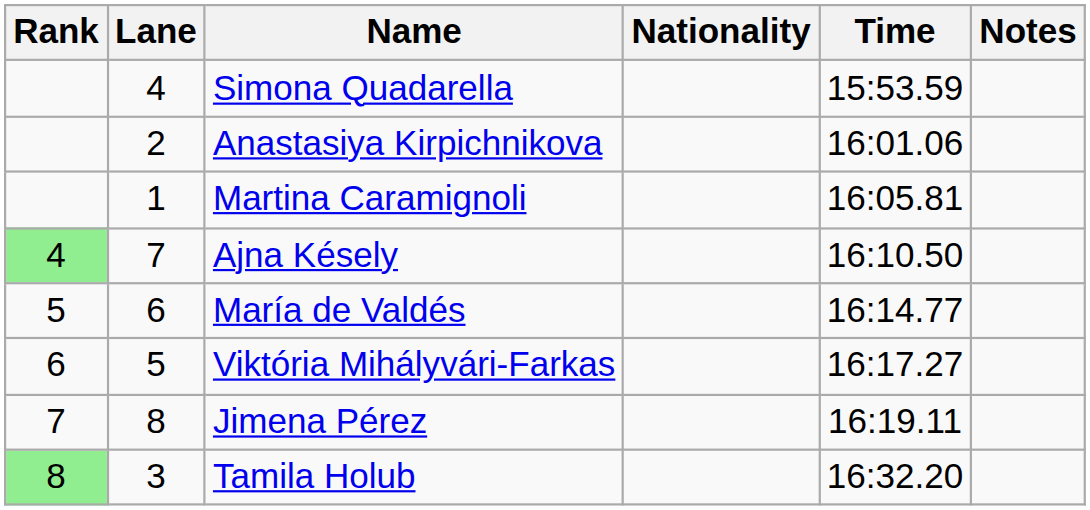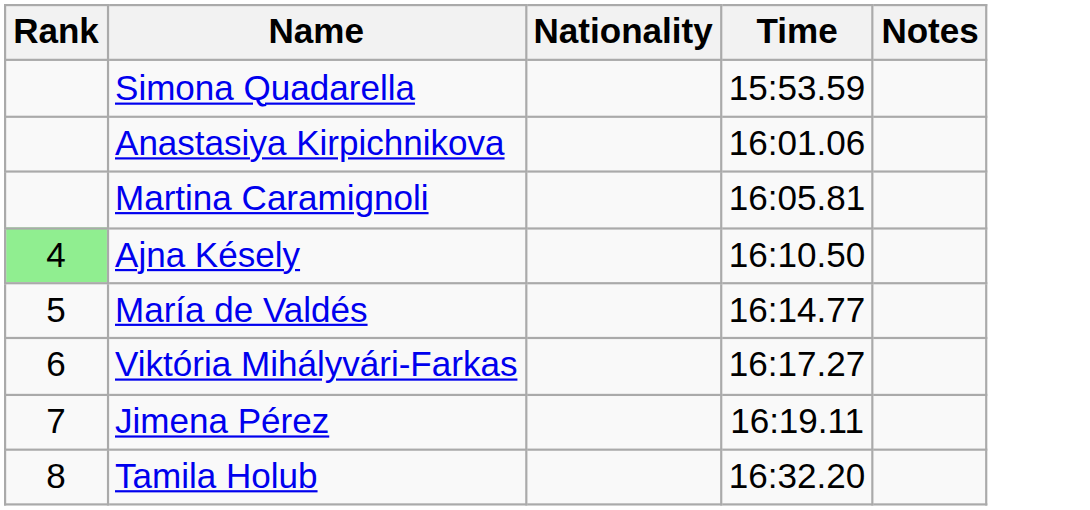- column: (156, 32)
(56, 476) lightgreen background -> (56, 476) no background
